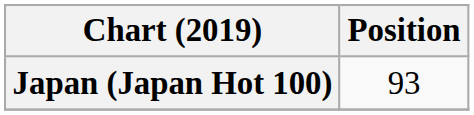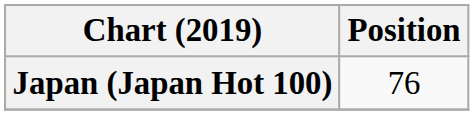(404, 82) 93 -> (404, 82) 76
